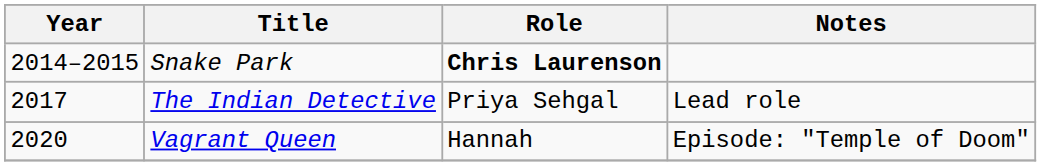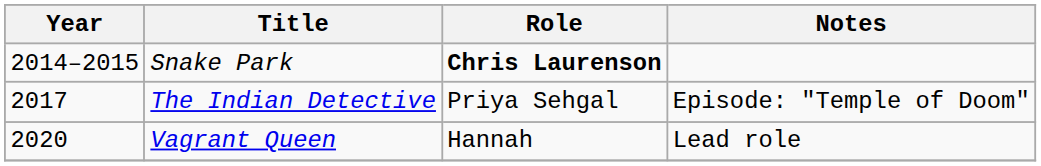(737, 102) Lead role -> (851, 102) Episode: "Temple of Doom"
(851, 141) Episode: "Temple of Doom" -> (737, 141) Lead role
